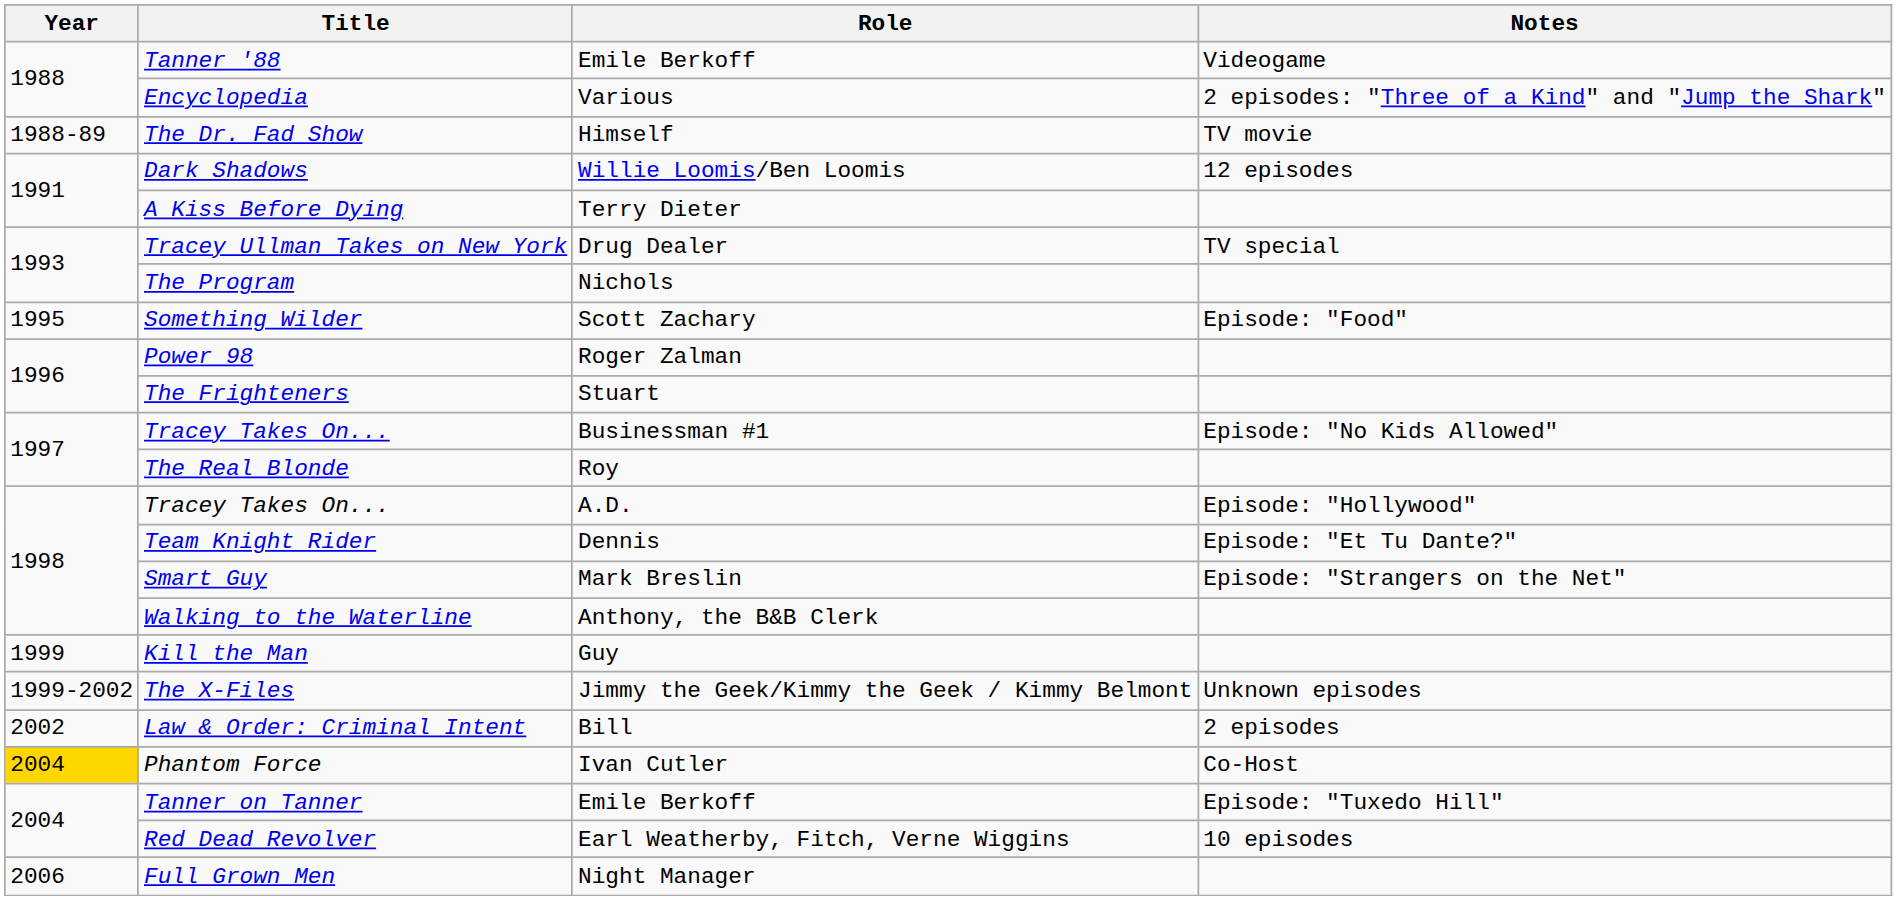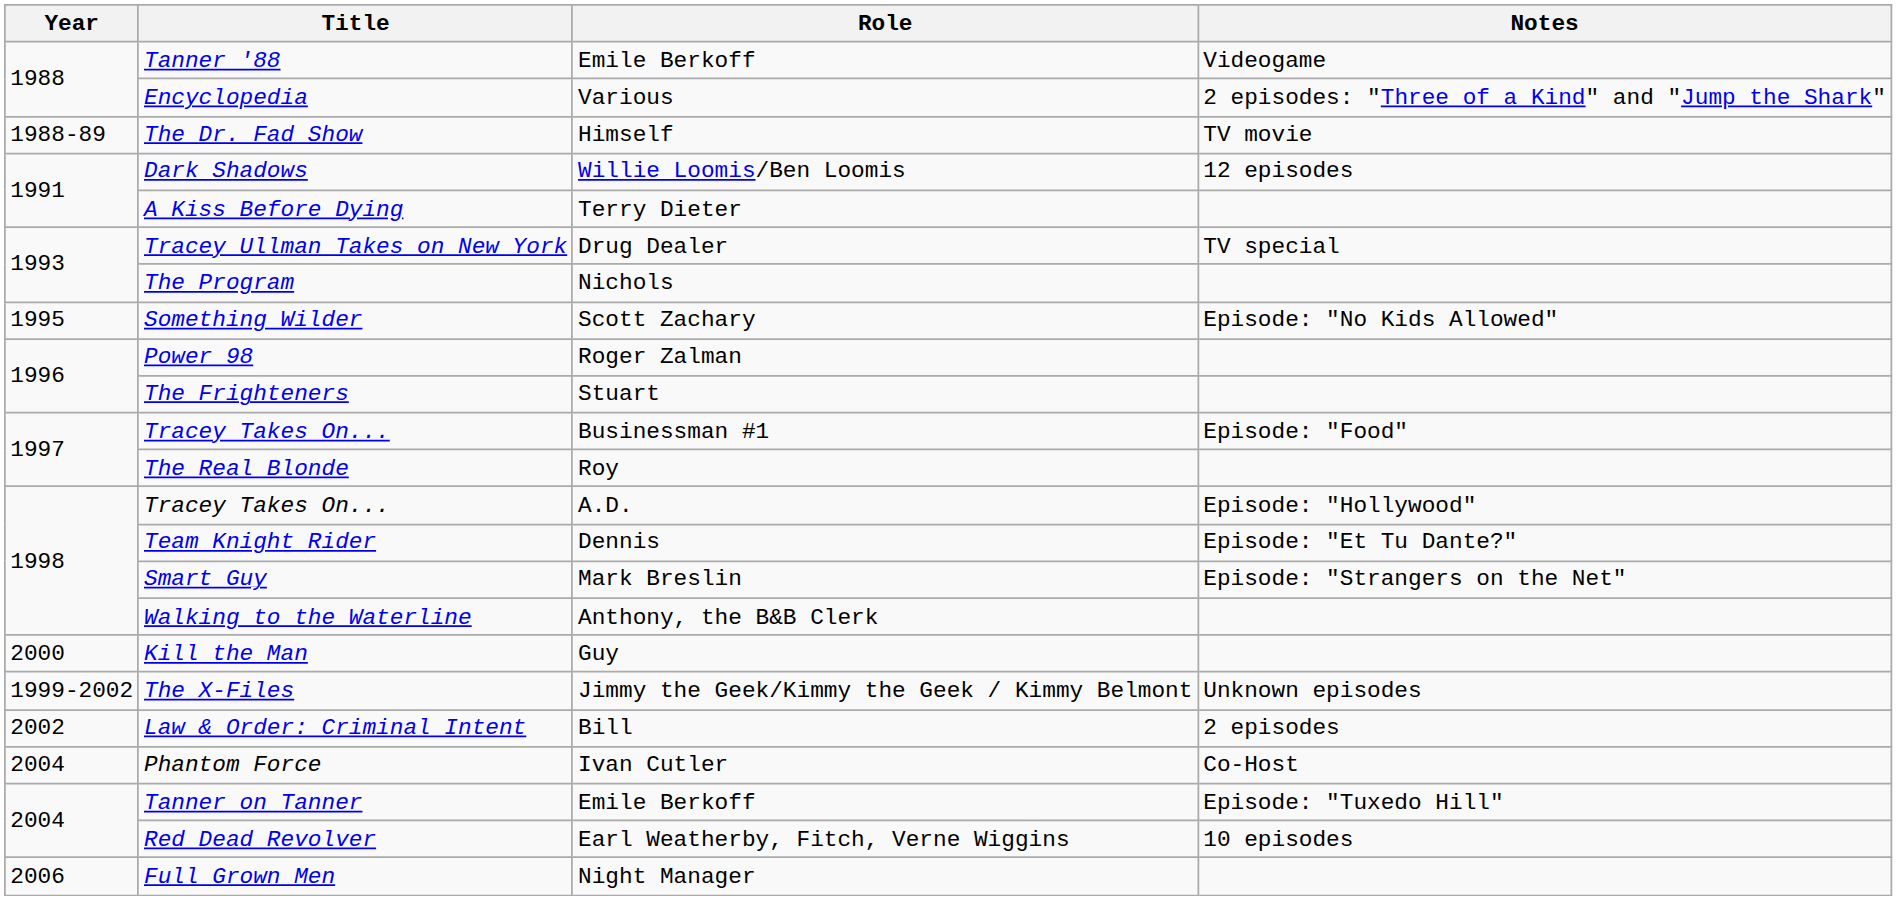(1306, 320) Episode: "Food" -> (1381, 320) Episode: "No Kids Allowed"
(1381, 431) Episode: "No Kids Allowed" -> (1306, 431) Episode: "Food"
(38, 654) 1999 -> (38, 654) 2000
(38, 765) gold background -> (38, 765) no background
